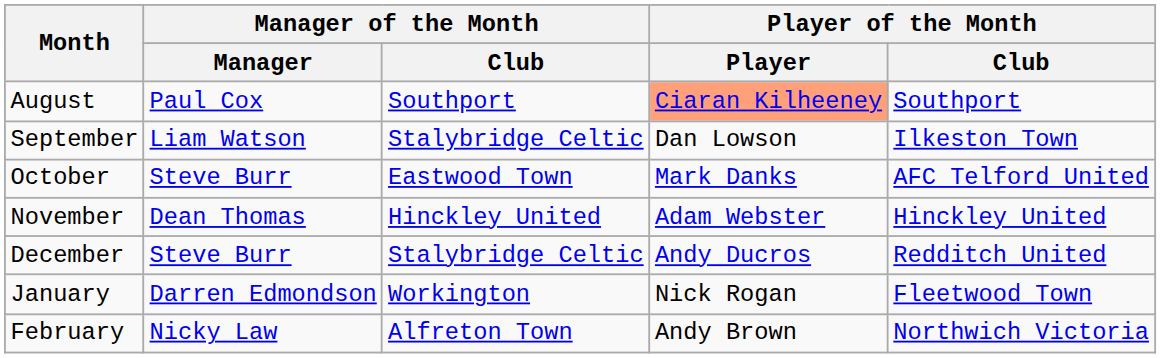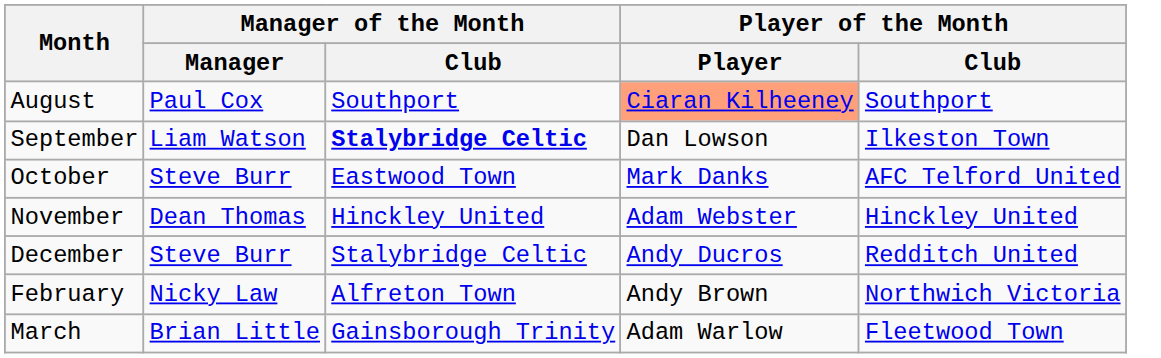(516, 140) normal -> (459, 140) bold
- row: (60, 294)
+ row: (46, 333)
